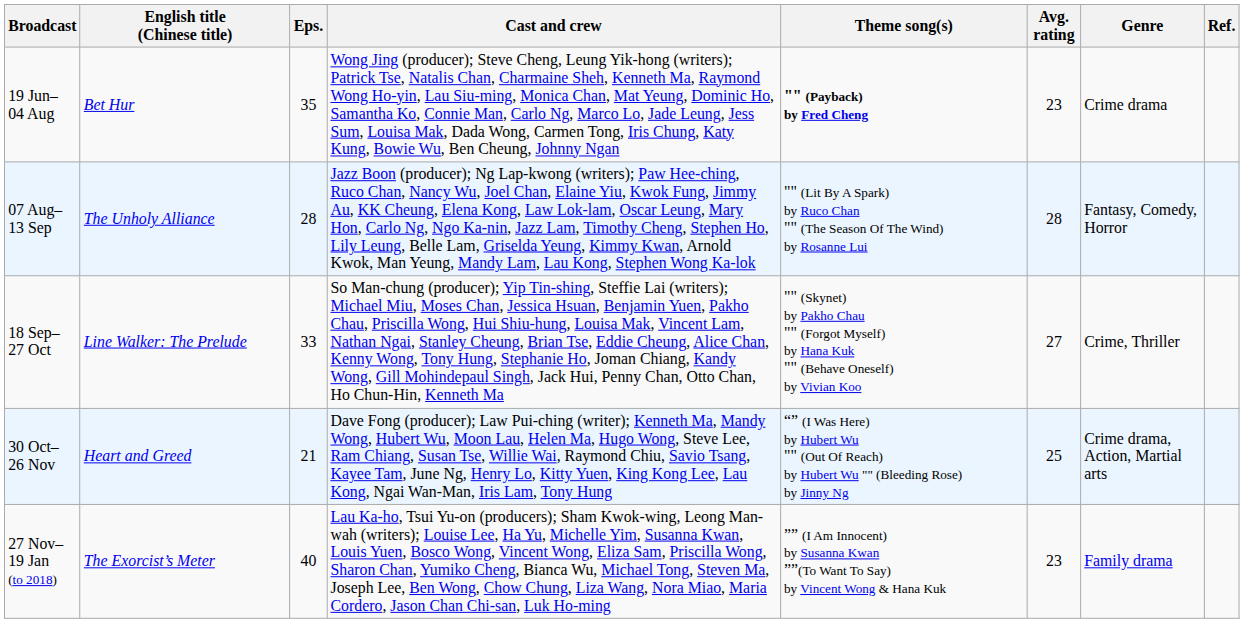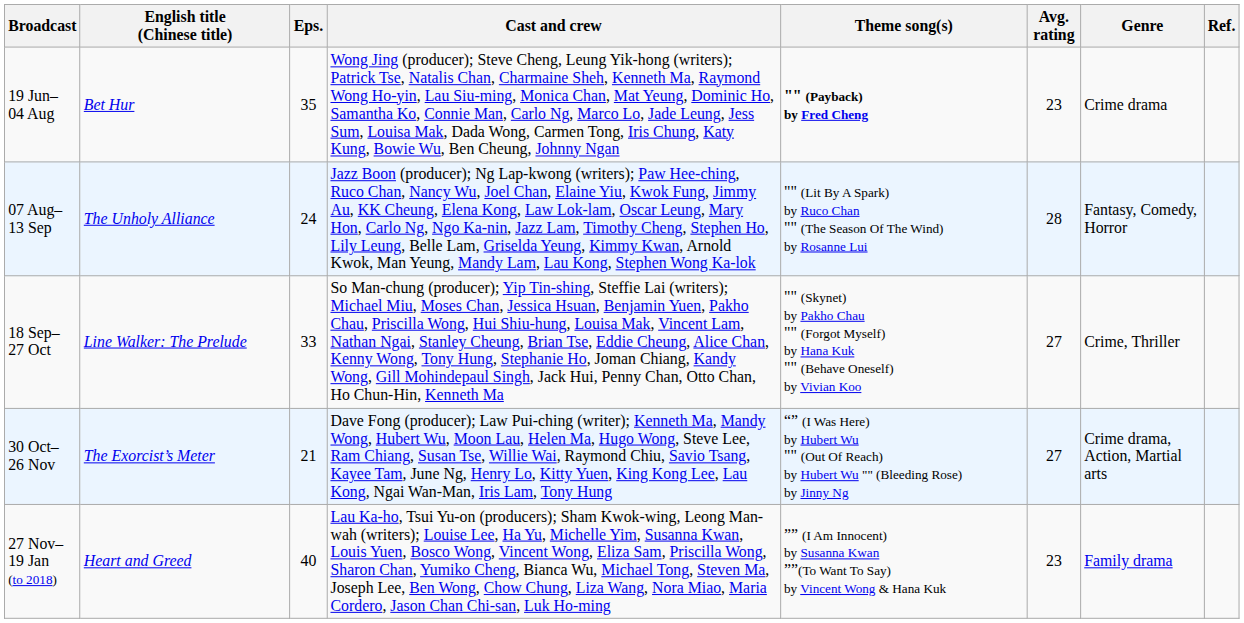(308, 218) 28 -> (308, 218) 24
(138, 456) Heart and Greed -> (149, 456) The Exorcist’s Meter
(1054, 456) 25 -> (1054, 456) 27
(149, 561) The Exorcist’s Meter -> (138, 561) Heart and Greed
